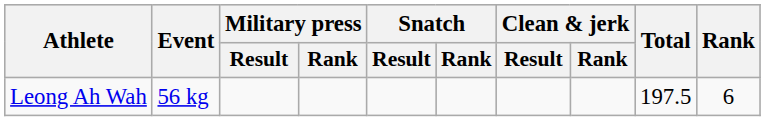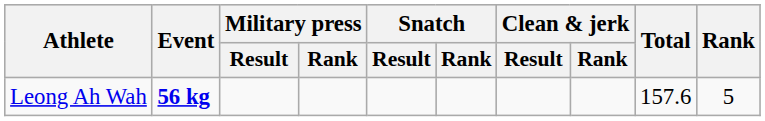(183, 96) normal -> (184, 96) bold
(666, 96) 197.5 -> (666, 96) 157.6
(728, 96) 6 -> (728, 96) 5
